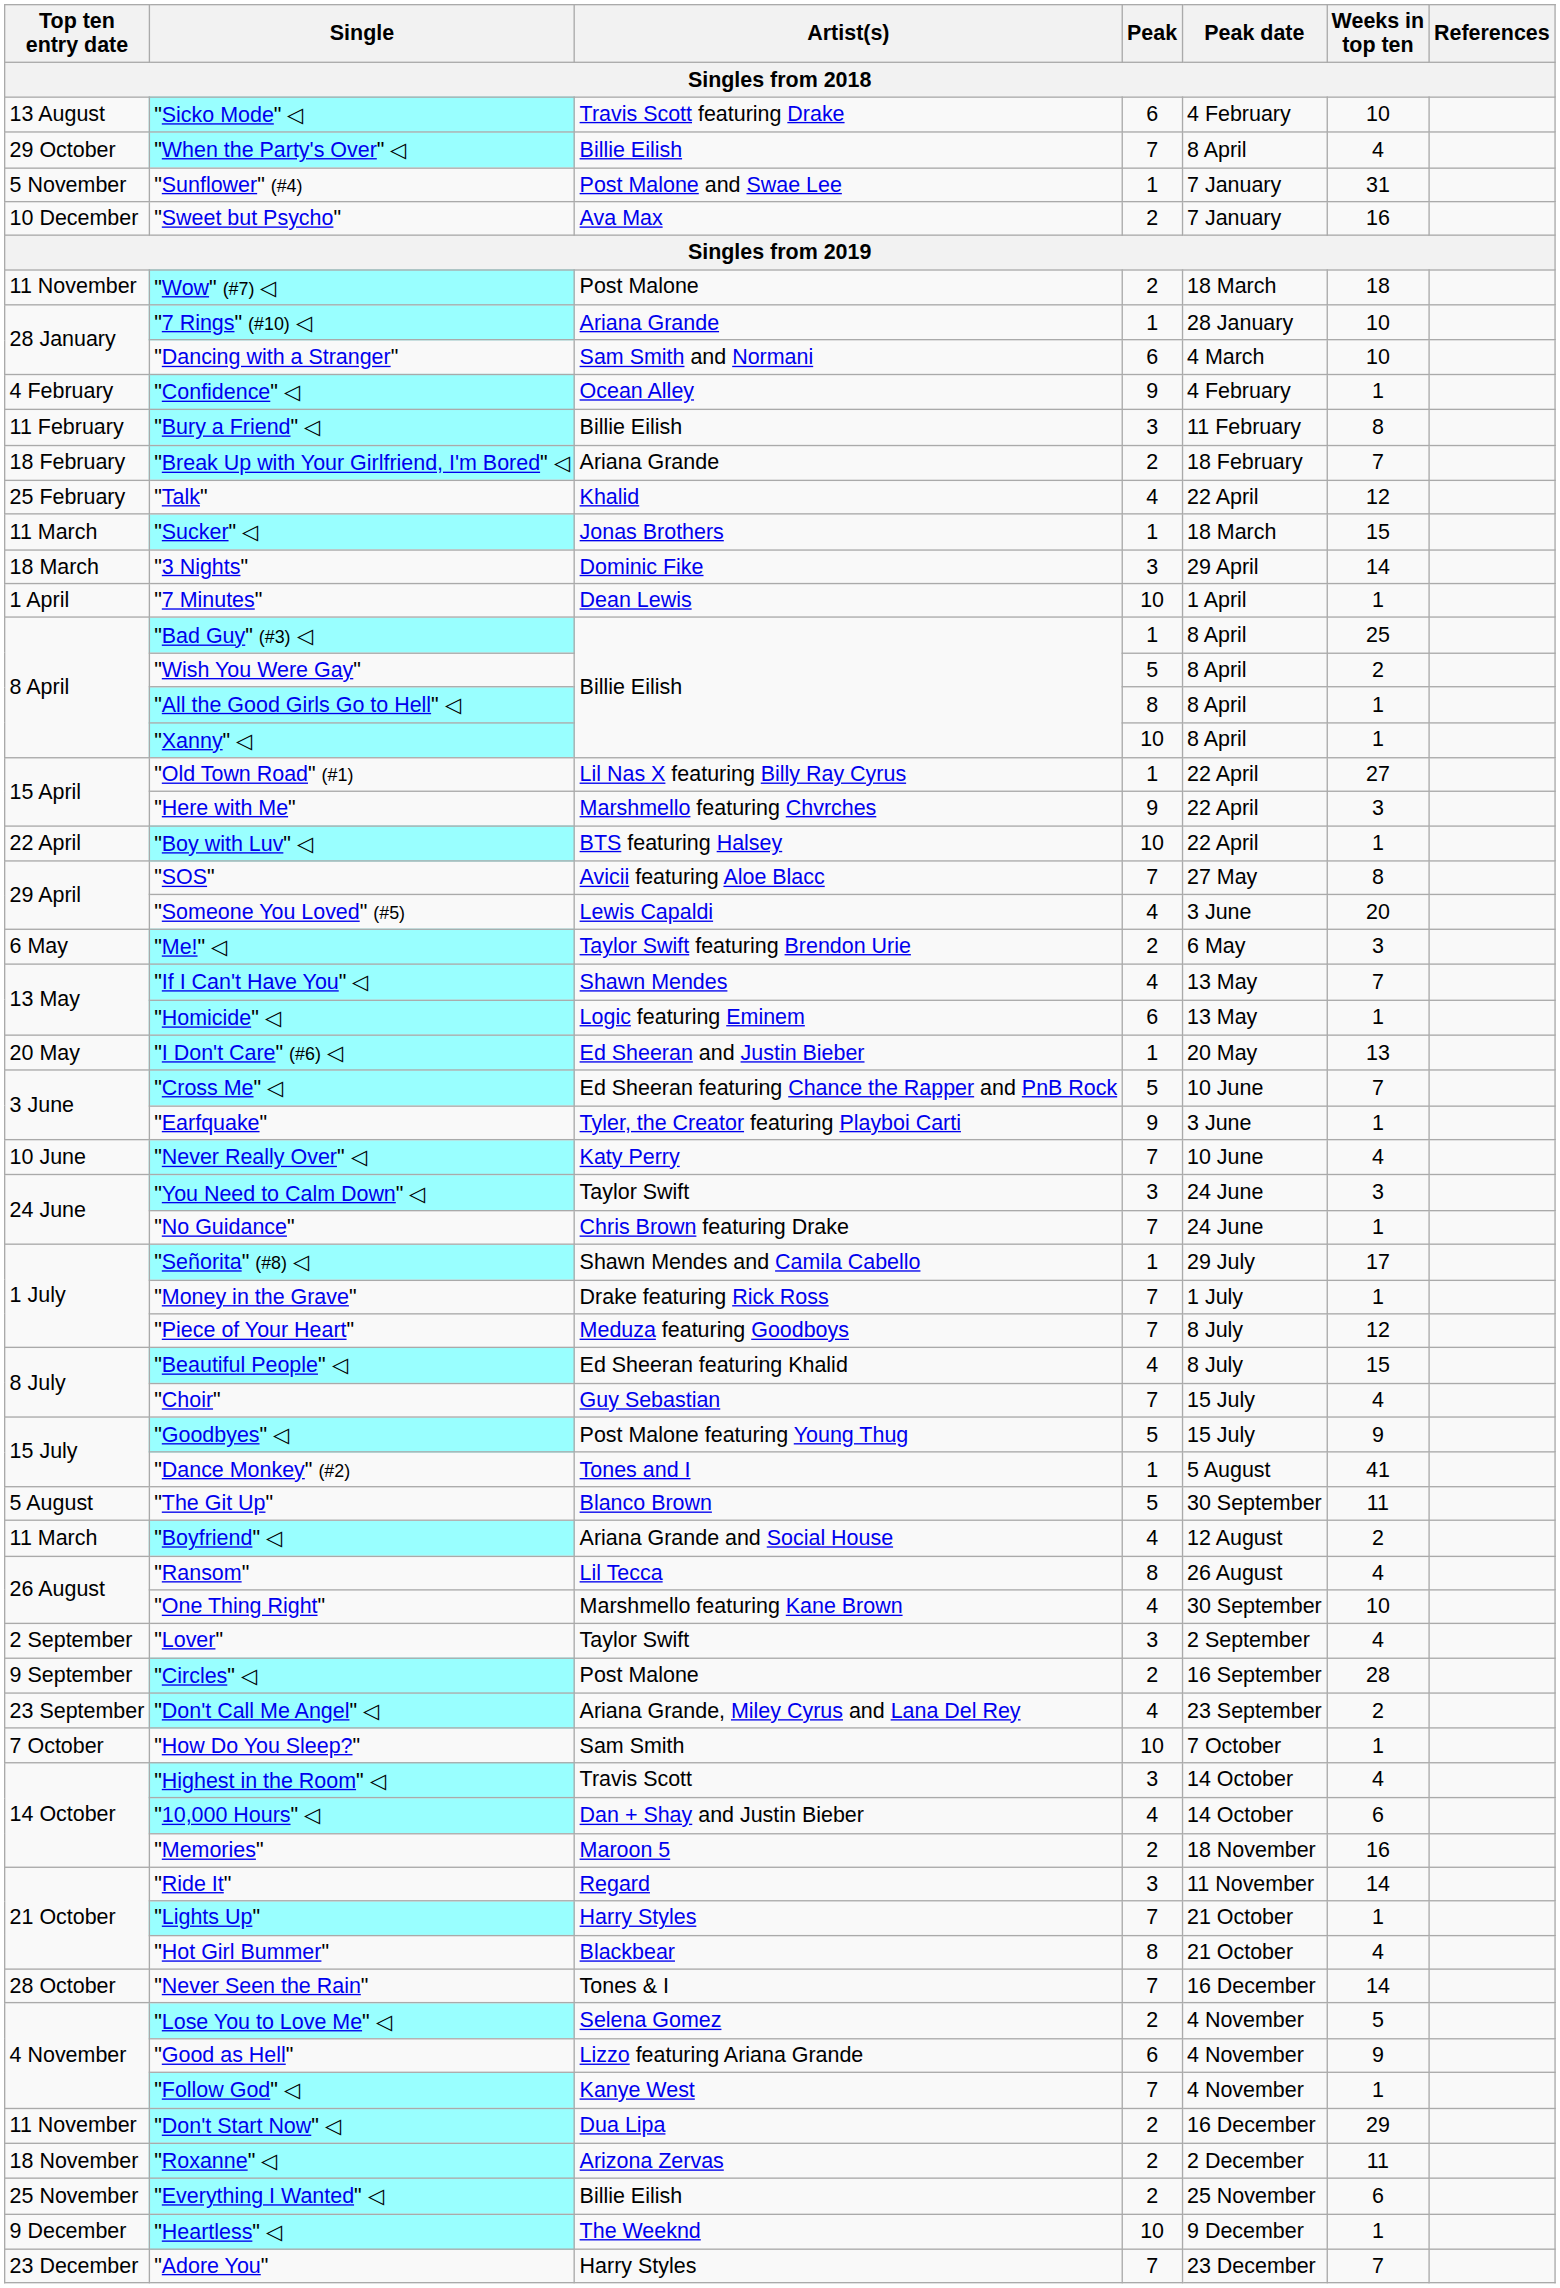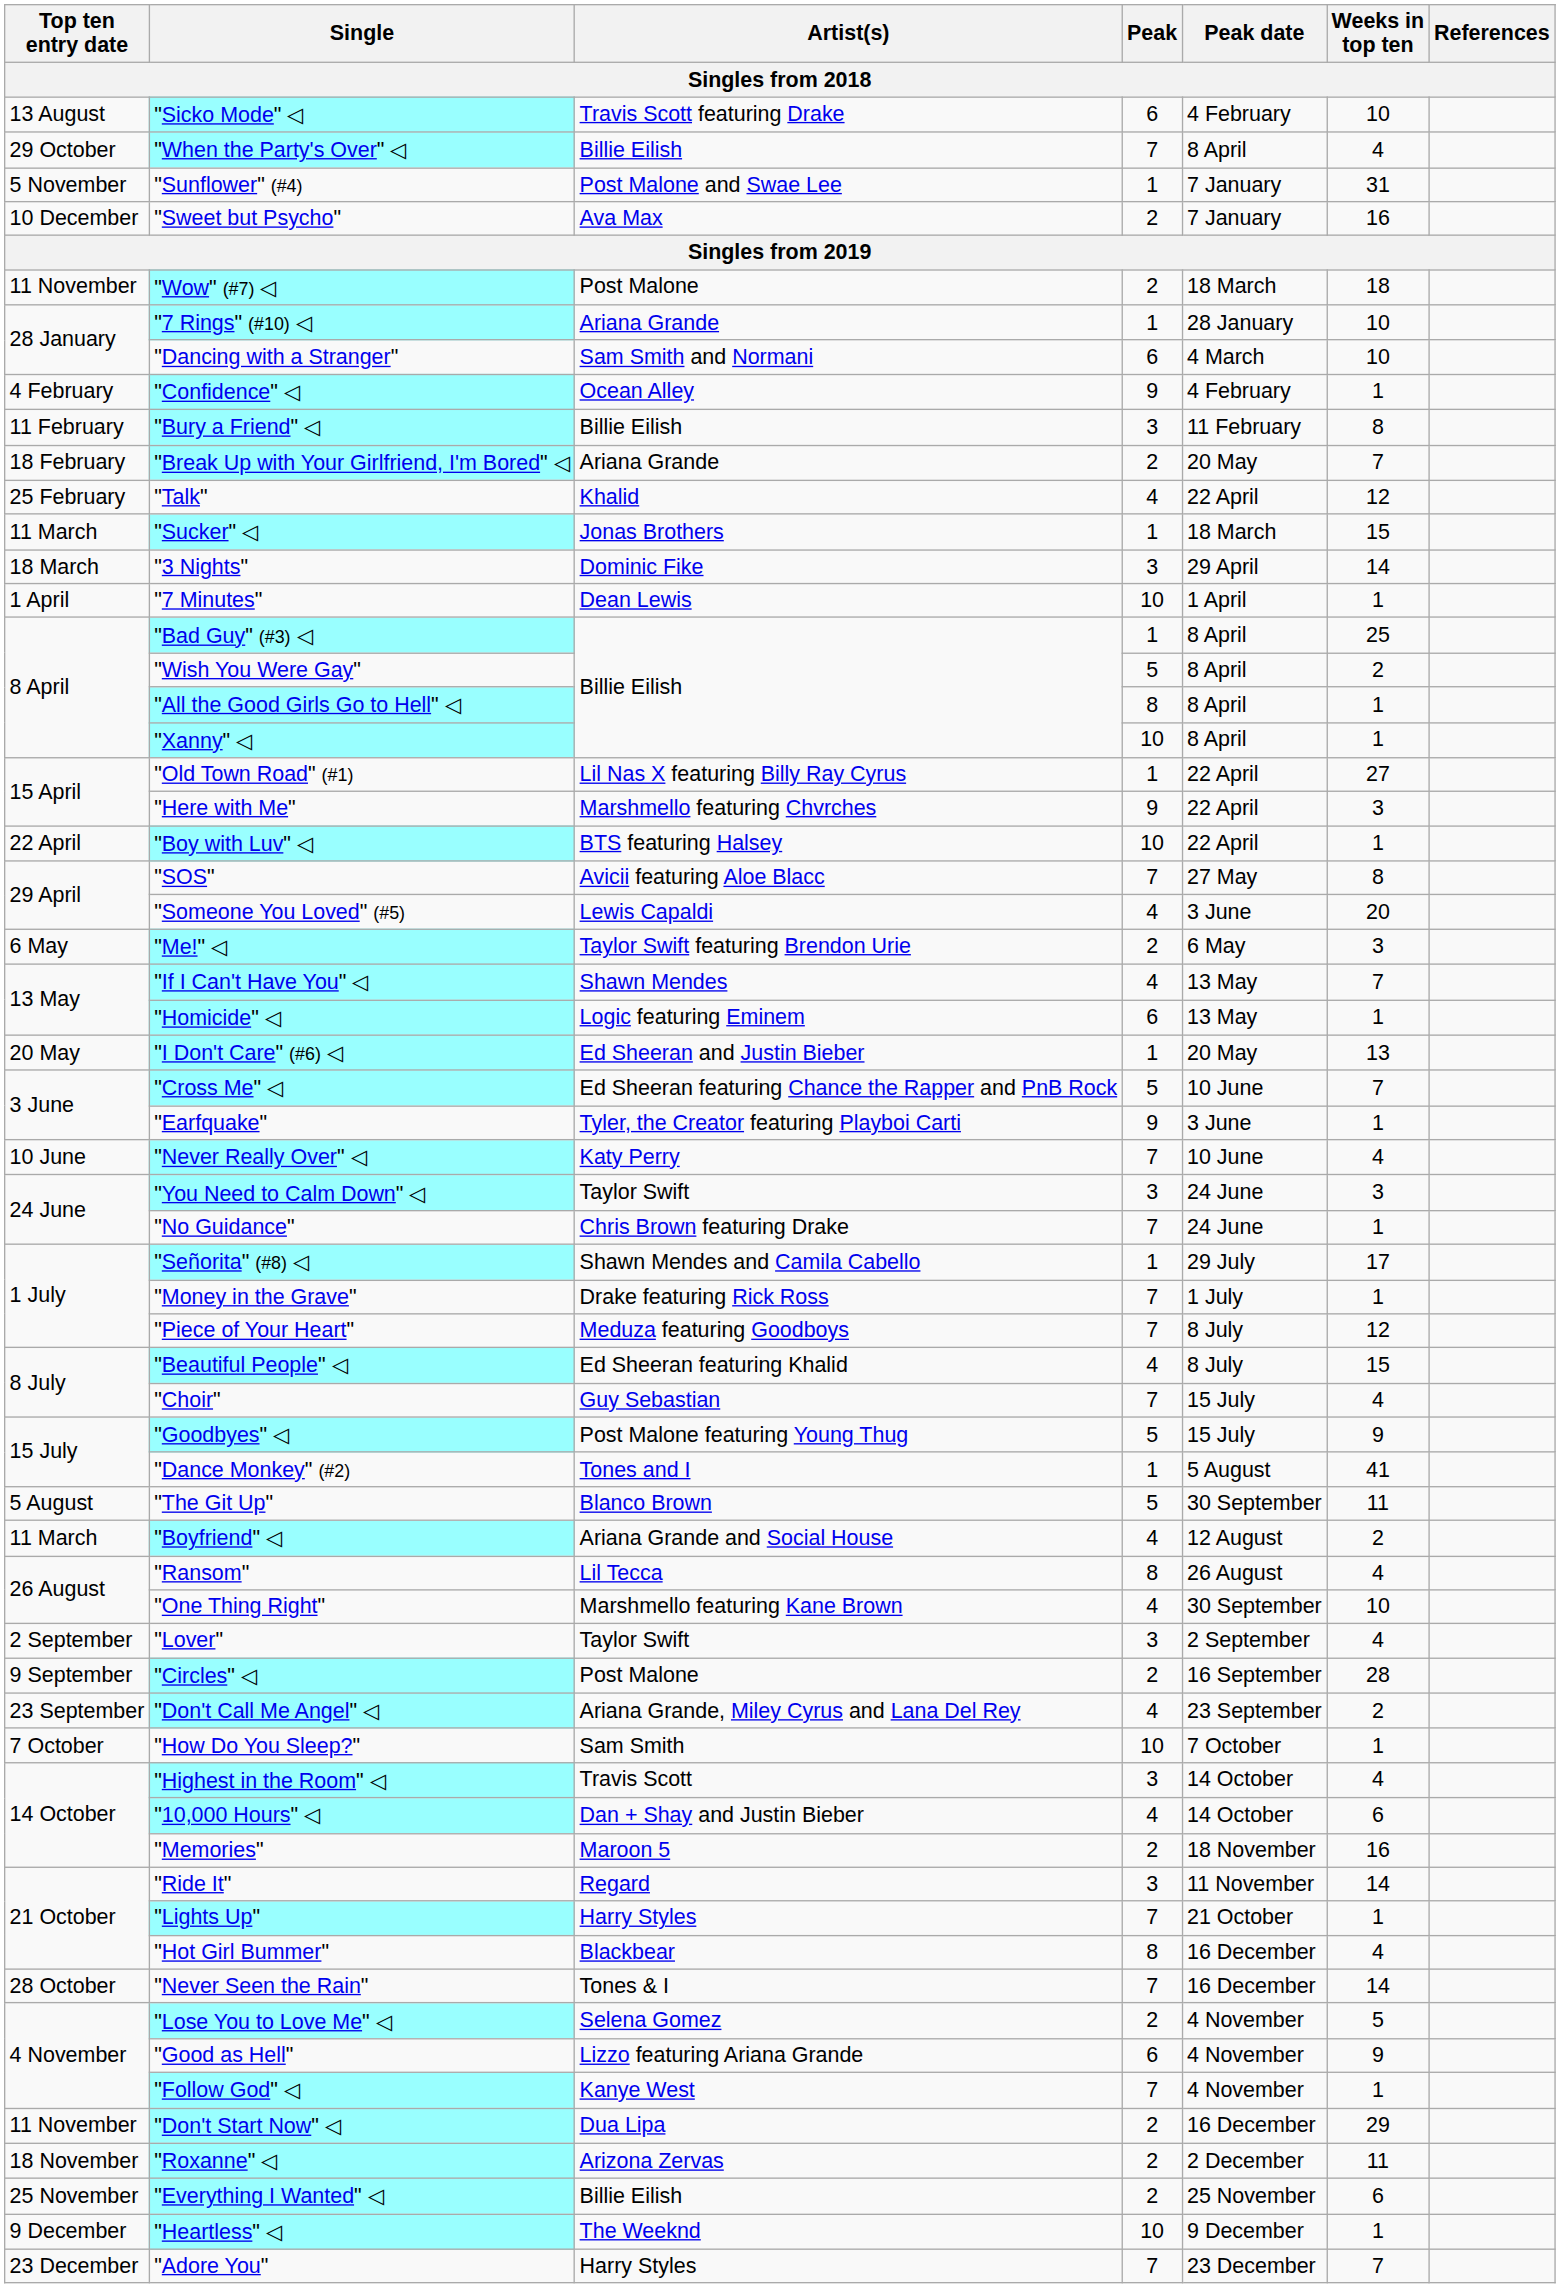(1245, 462) 18 February -> (1222, 462) 20 May
(1240, 1951) 21 October -> (1251, 1951) 16 December
